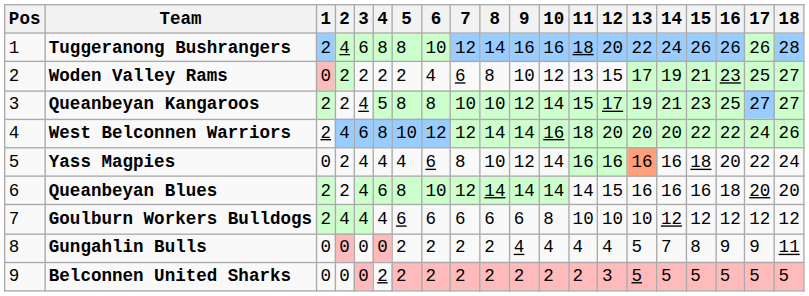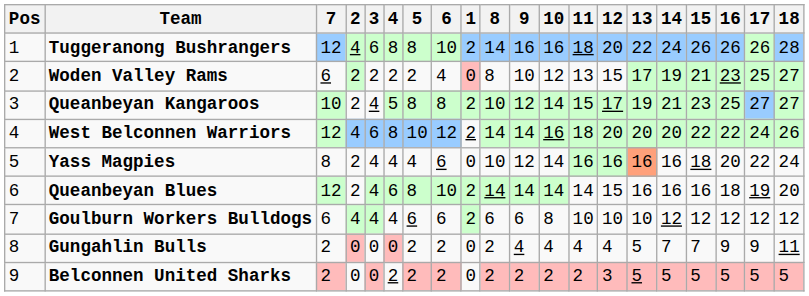columns swapped: (326, 19) <-> (465, 19)
(760, 191) 20 -> (760, 191) 19
(696, 248) 8 -> (696, 248) 7
